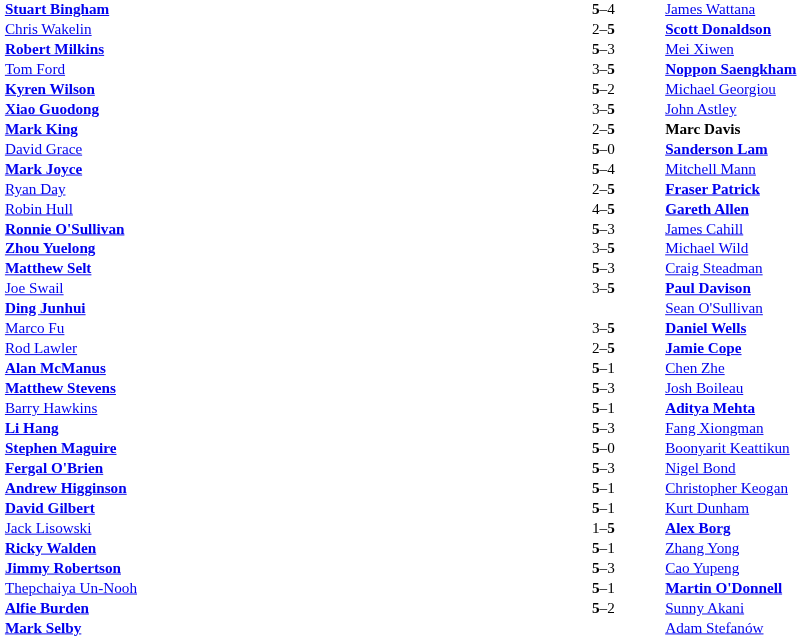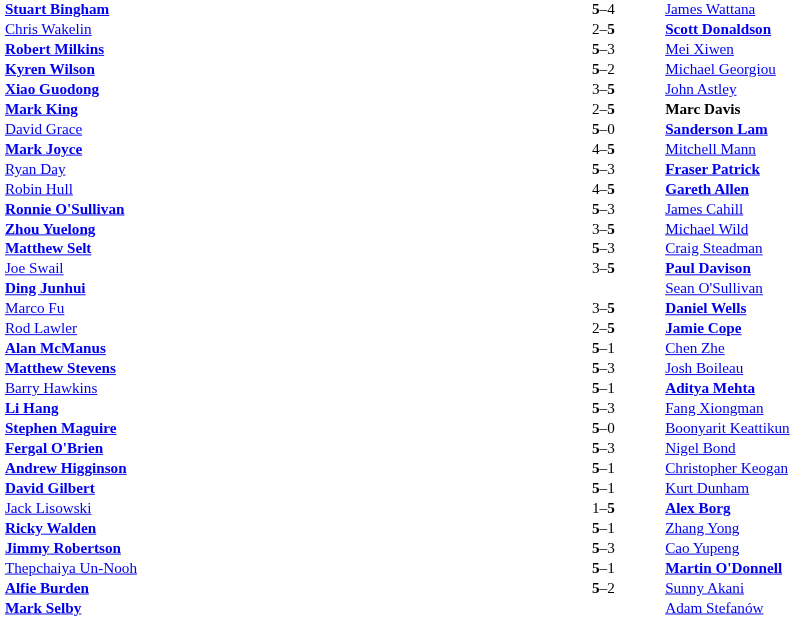- row: (35, 69)
(603, 168) 5–4 -> (603, 148) 4–5
(603, 188) 2–5 -> (603, 168) 5–3
